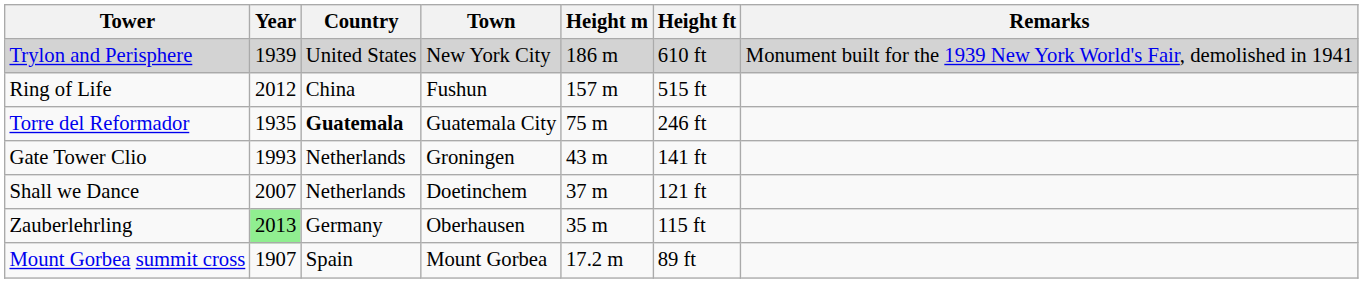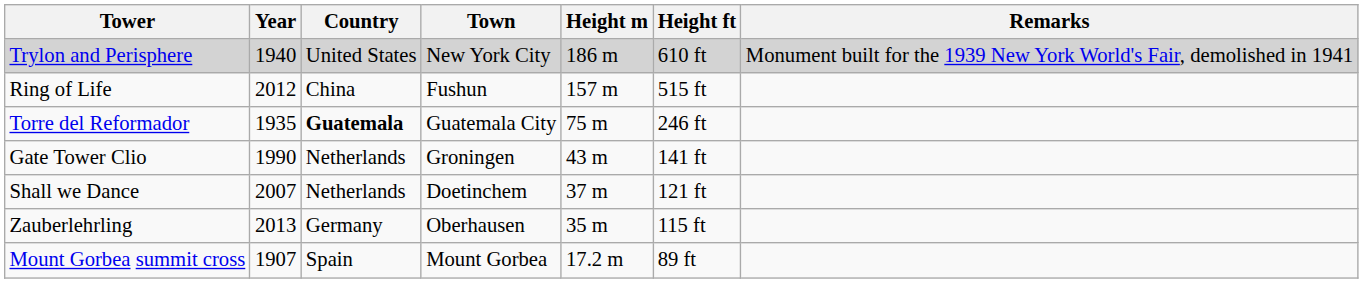(276, 55) 1939 -> (276, 55) 1940
(276, 158) 1993 -> (276, 158) 1990
(276, 226) lightgreen background -> (276, 226) no background
